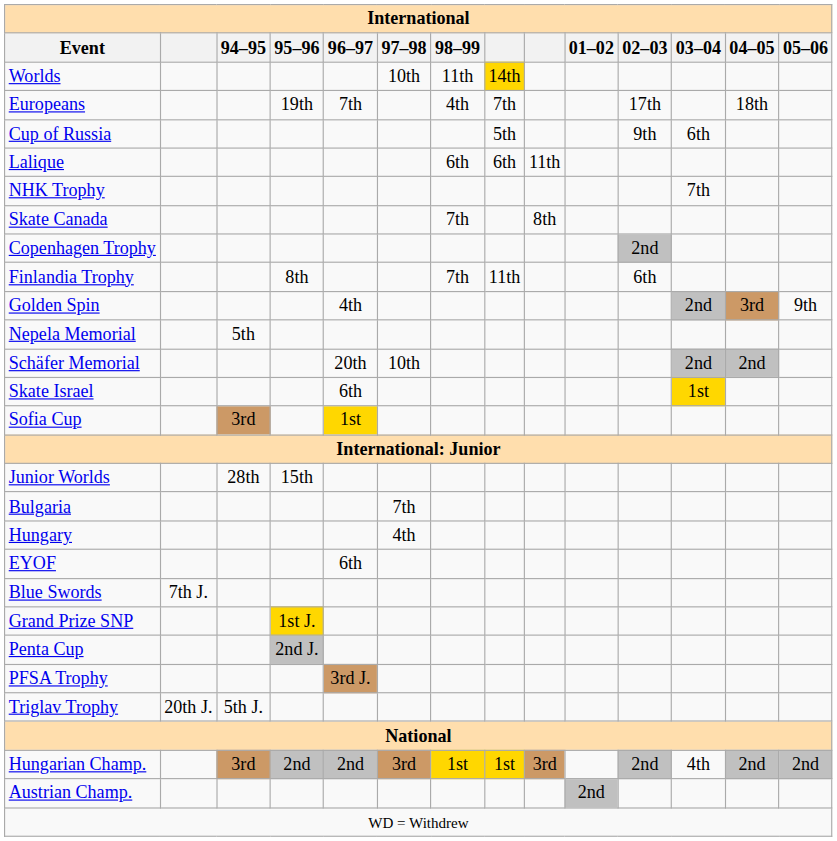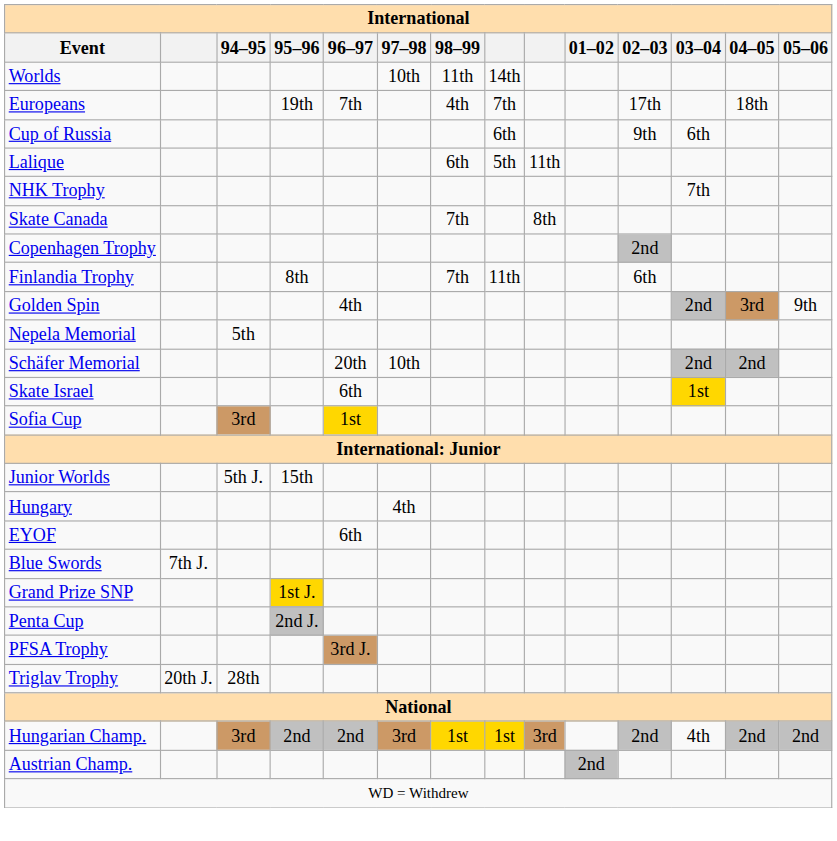(505, 76) gold background -> (505, 76) no background
(505, 133) 5th -> (505, 133) 6th
(505, 162) 6th -> (505, 162) 5th
(243, 477) 28th -> (243, 477) 5th J.
- row: (40, 506)
(243, 707) 5th J. -> (243, 678) 28th
